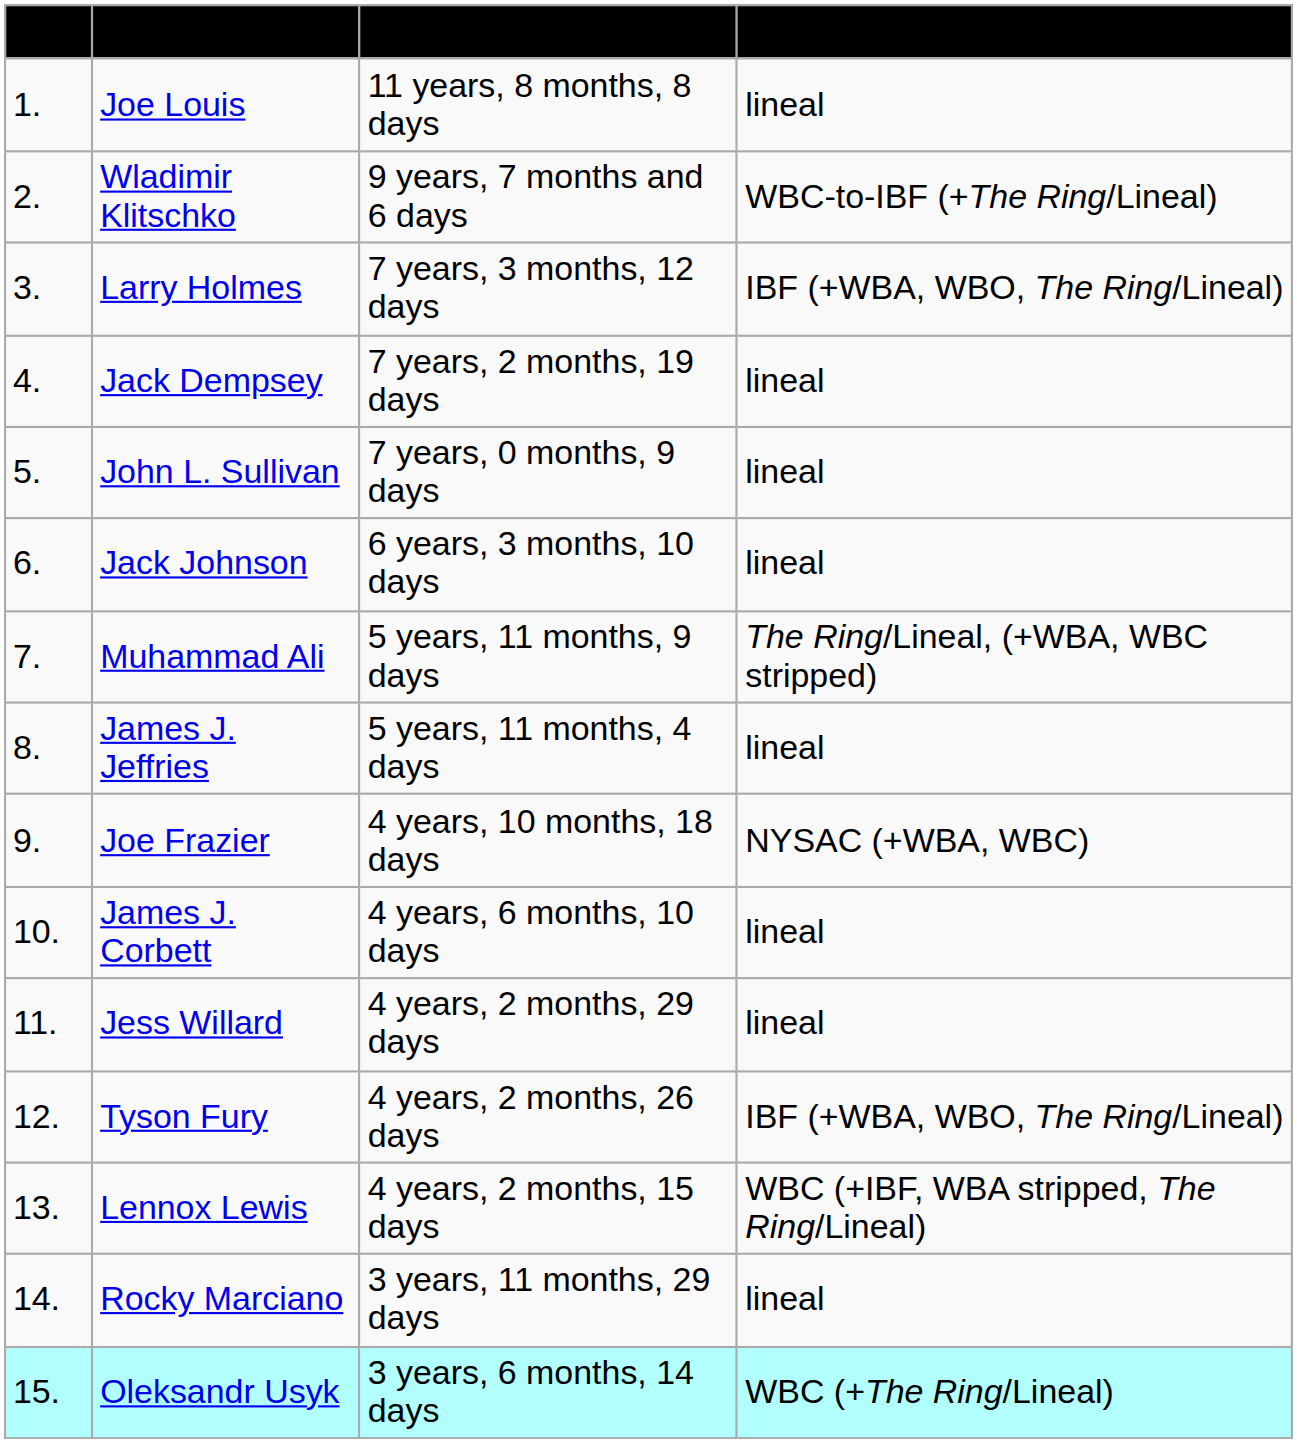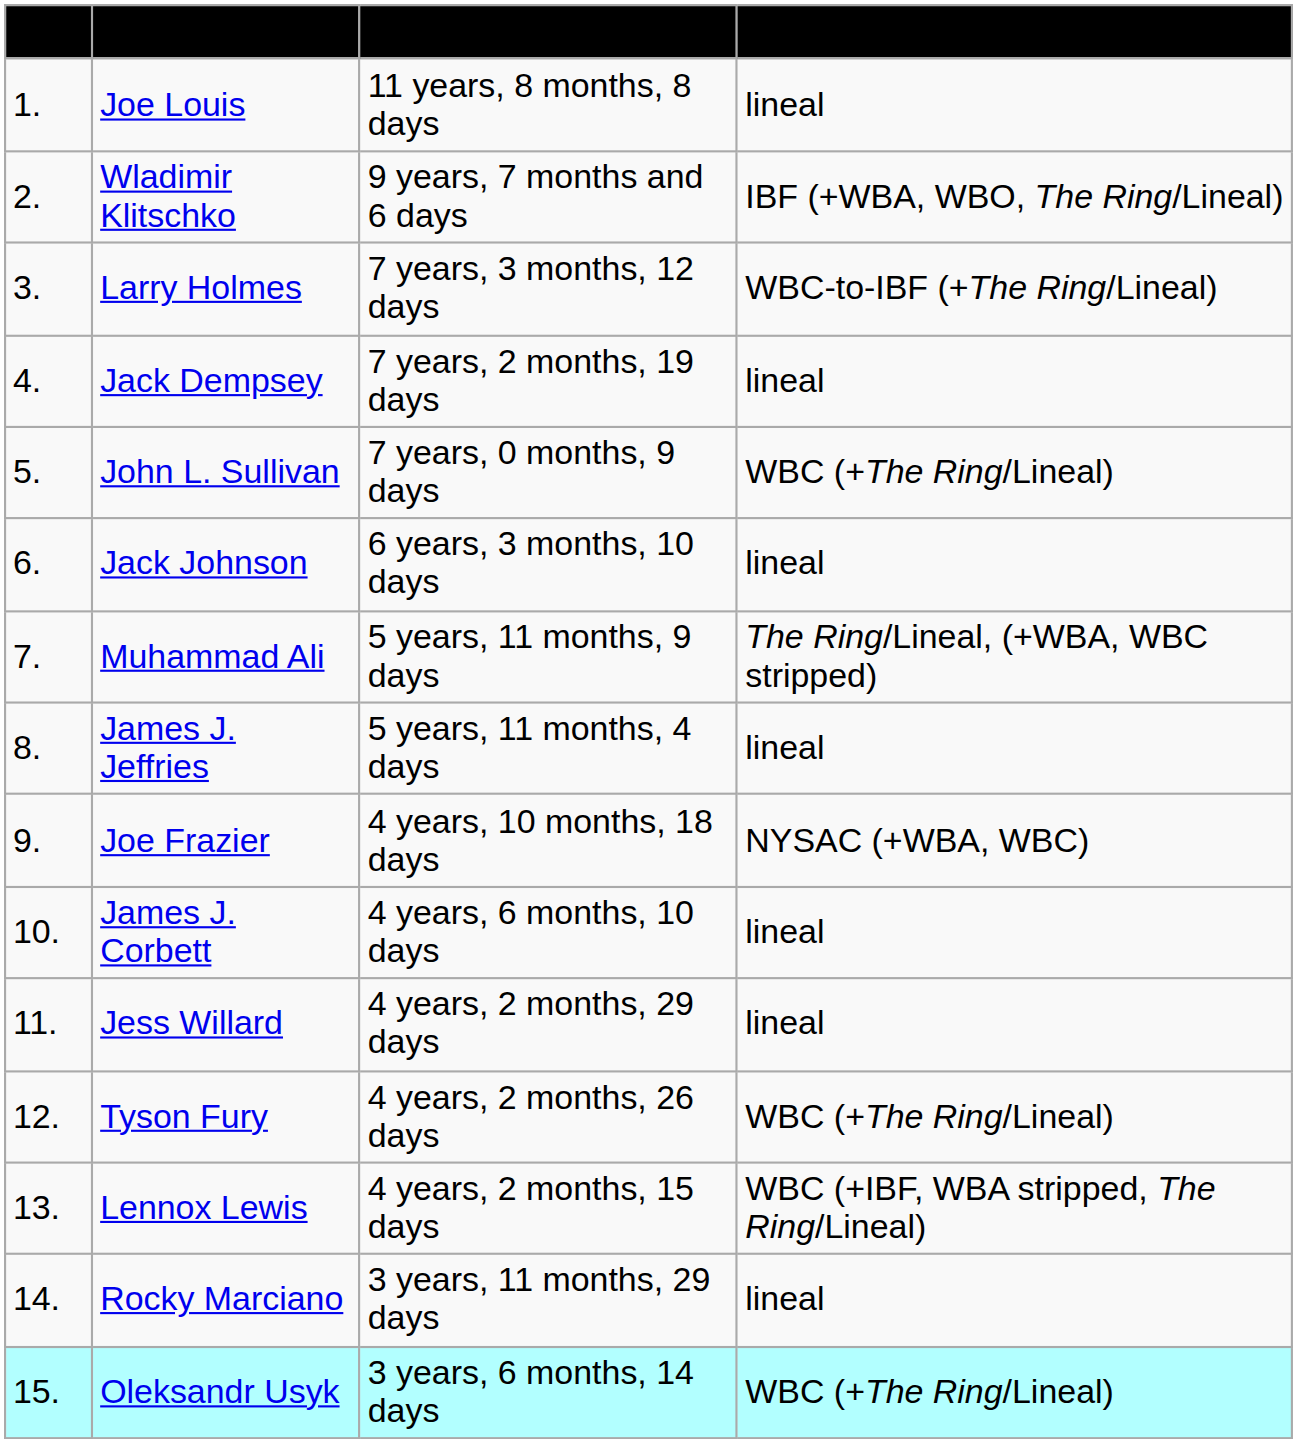(981, 196) WBC-to-IBF (+The Ring/Lineal) -> (1014, 196) IBF (+WBA, WBO, The Ring/Lineal)
(1014, 288) IBF (+WBA, WBO, The Ring/Lineal) -> (981, 288) WBC-to-IBF (+The Ring/Lineal)
(785, 472) lineal -> (930, 472) WBC (+The Ring/Lineal)
(1014, 1115) IBF (+WBA, WBO, The Ring/Lineal) -> (930, 1115) WBC (+The Ring/Lineal)
